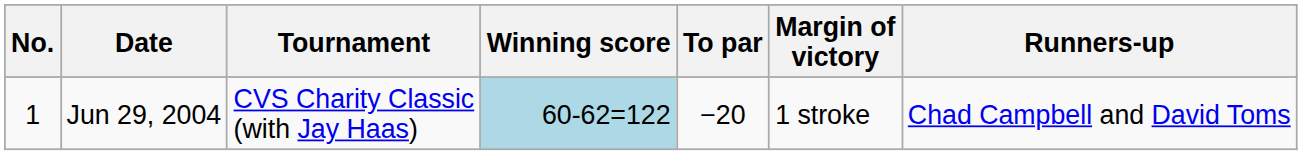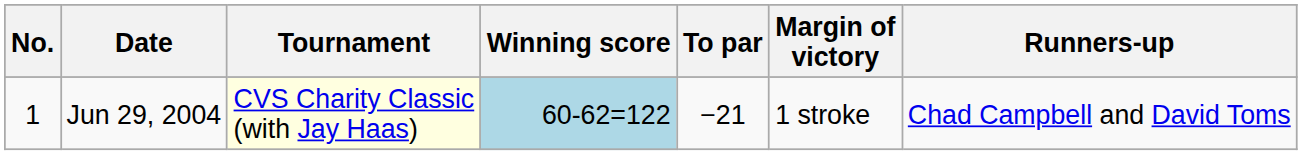(354, 113) no background -> (354, 113) lightyellow background
(723, 113) −20 -> (723, 113) −21
